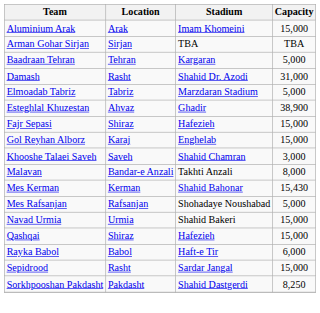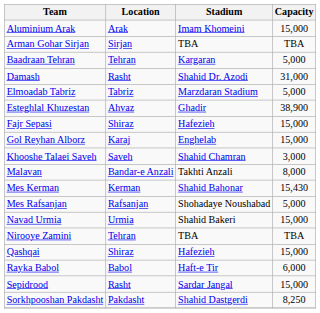+ row: (39, 236)
